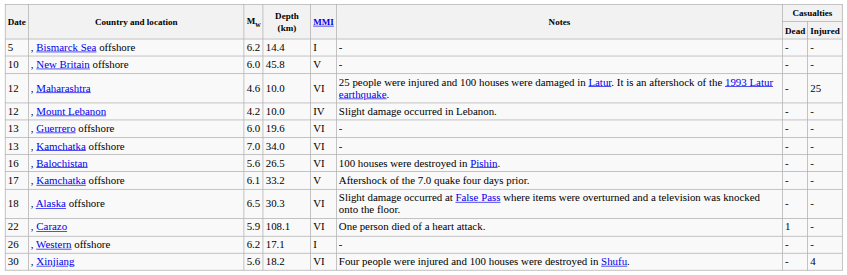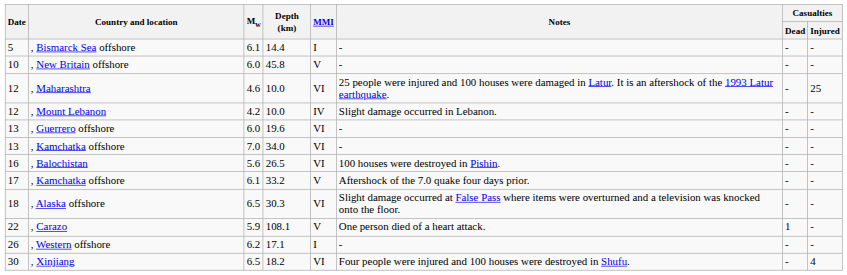(253, 47) 6.2 -> (253, 47) 6.1
(319, 227) VI -> (317, 227) V
(253, 261) 5.6 -> (253, 261) 6.5
